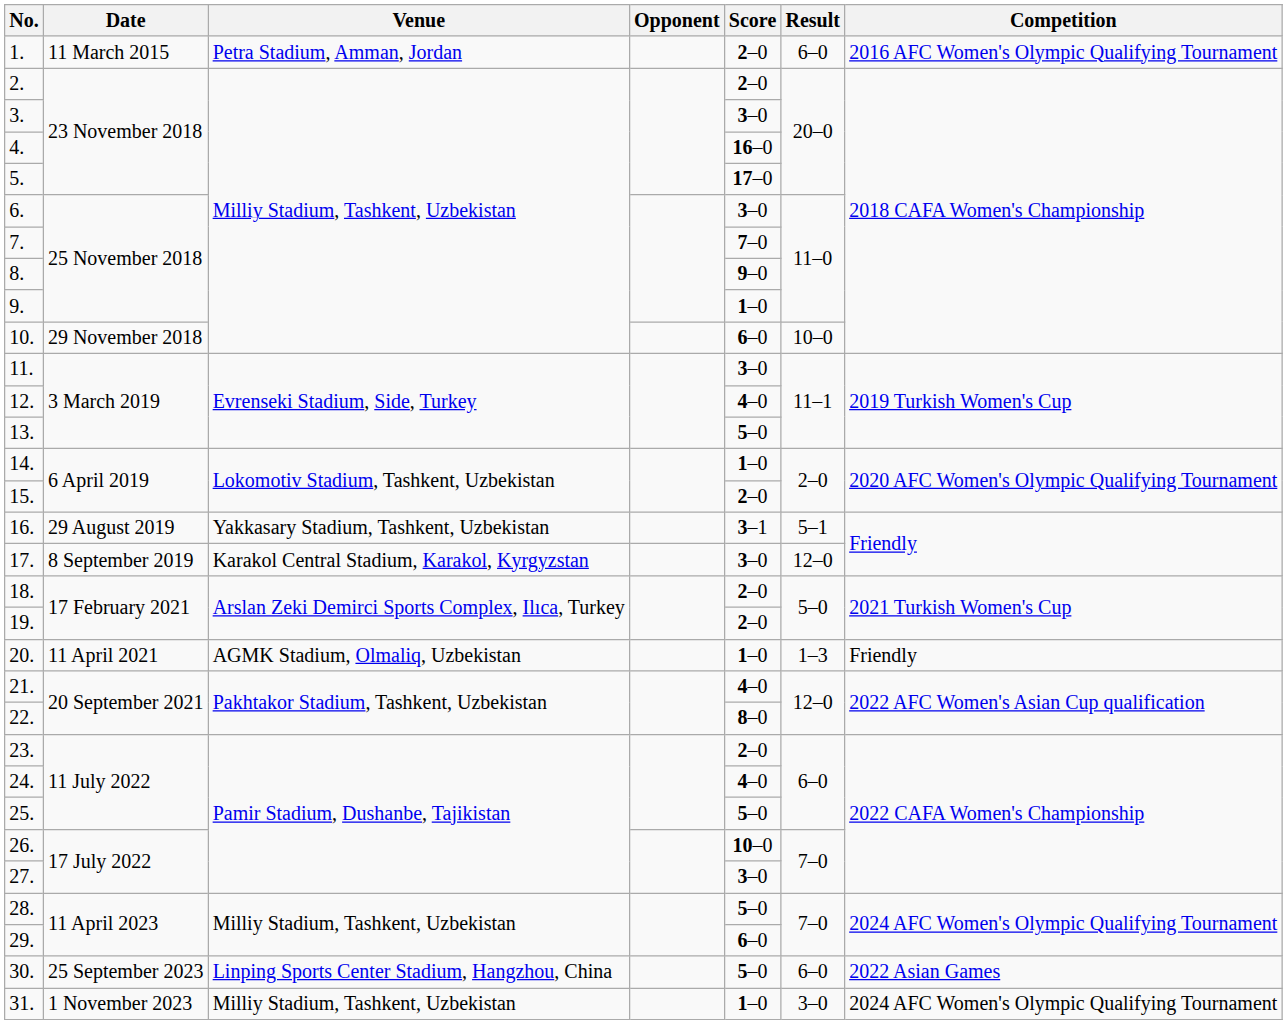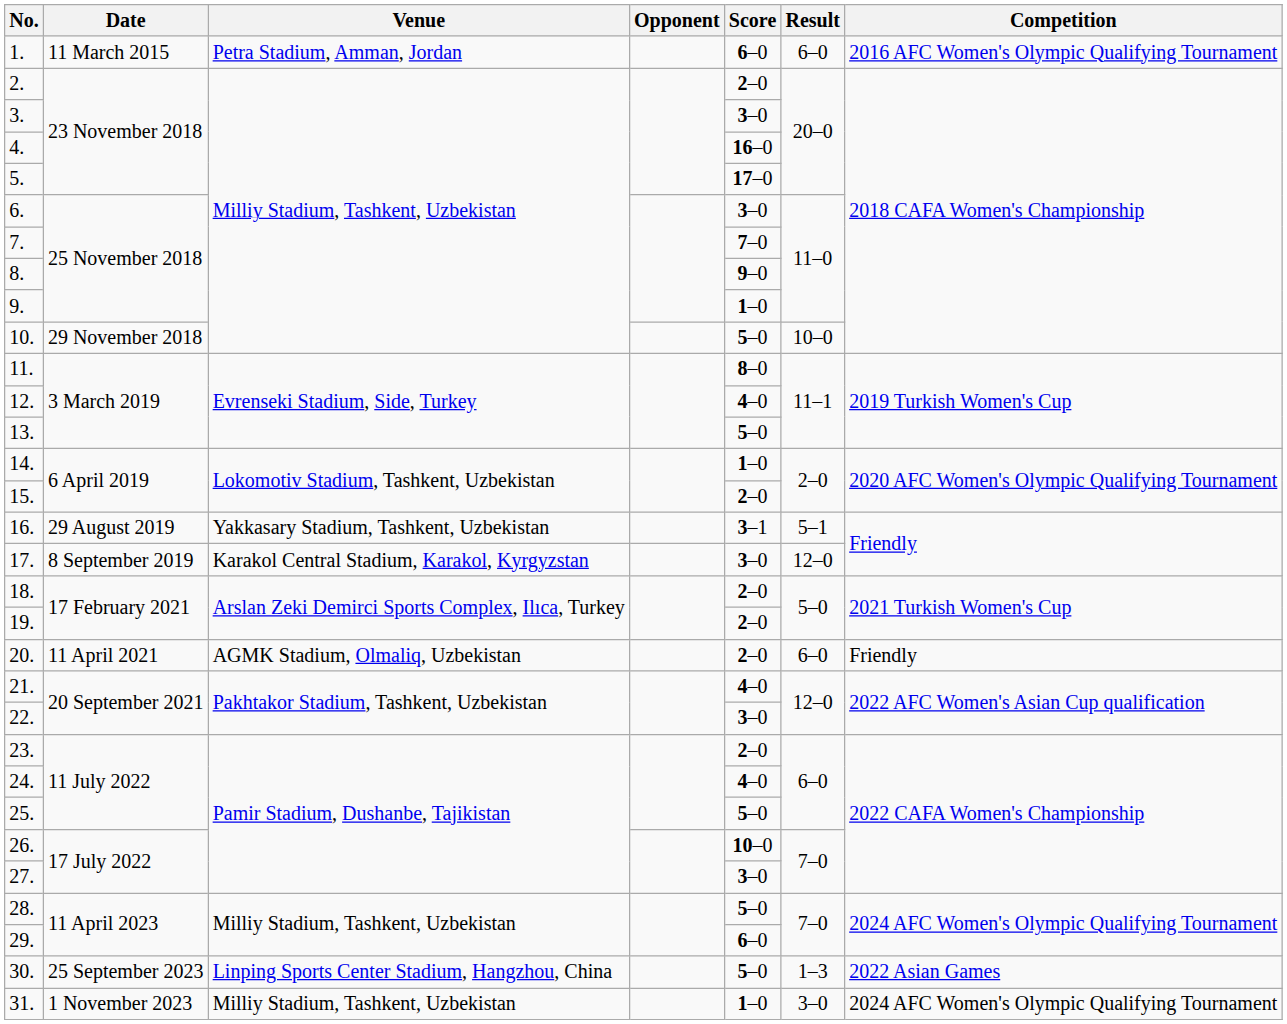(753, 52) 2–0 -> (753, 52) 6–0
(753, 337) 6–0 -> (753, 337) 5–0
(753, 369) 3–0 -> (753, 369) 8–0
(753, 654) 1–0 -> (753, 654) 2–0
(813, 654) 1–3 -> (813, 654) 6–0
(753, 718) 8–0 -> (753, 718) 3–0
(813, 971) 6–0 -> (813, 971) 1–3
